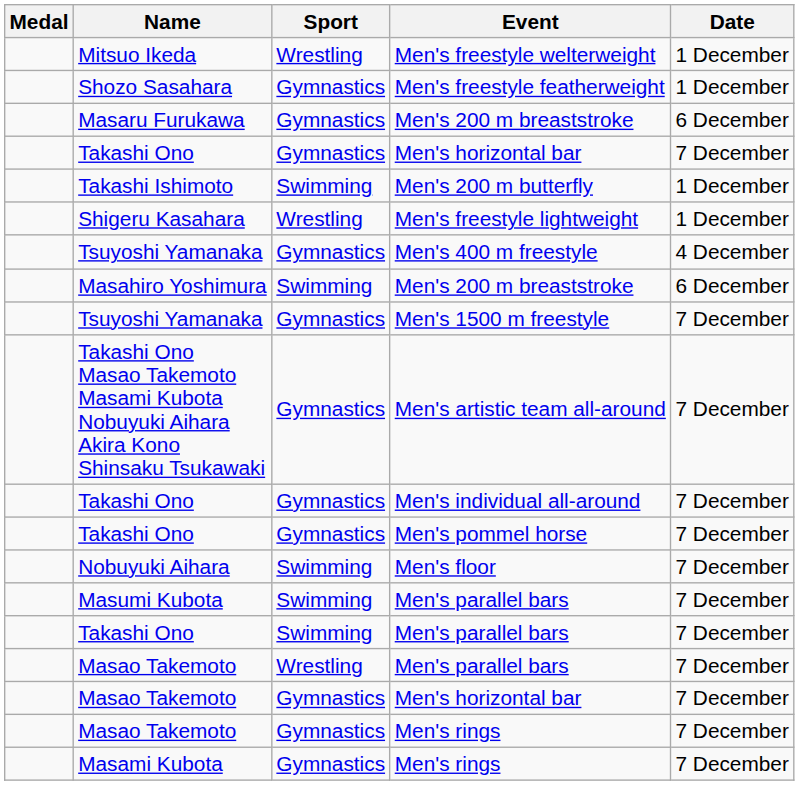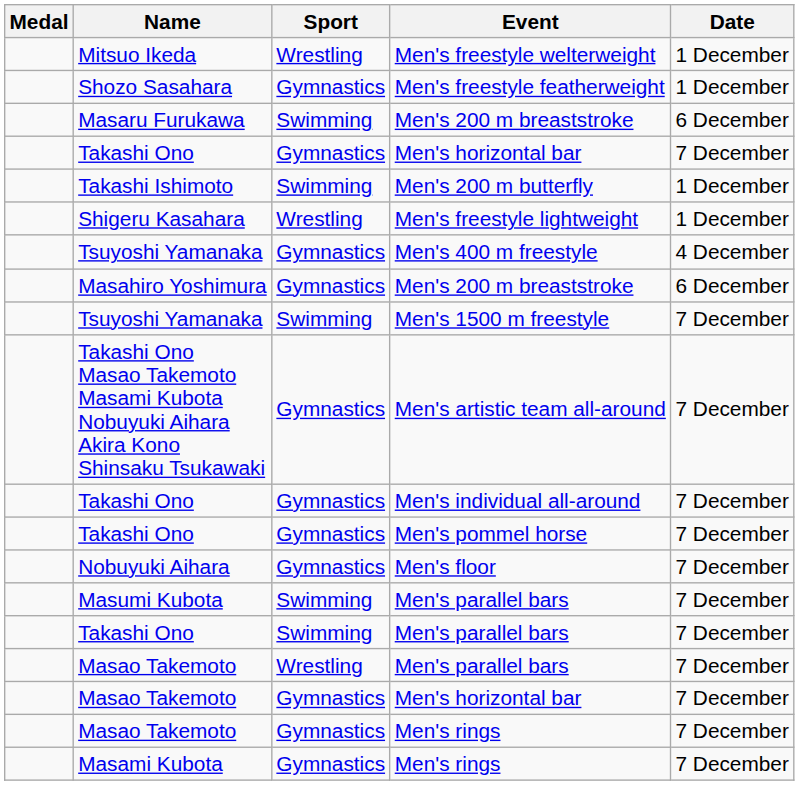(331, 120) Gymnastics -> (324, 120) Swimming
(324, 285) Swimming -> (331, 285) Gymnastics
(331, 318) Gymnastics -> (324, 318) Swimming
(324, 566) Swimming -> (331, 566) Gymnastics
